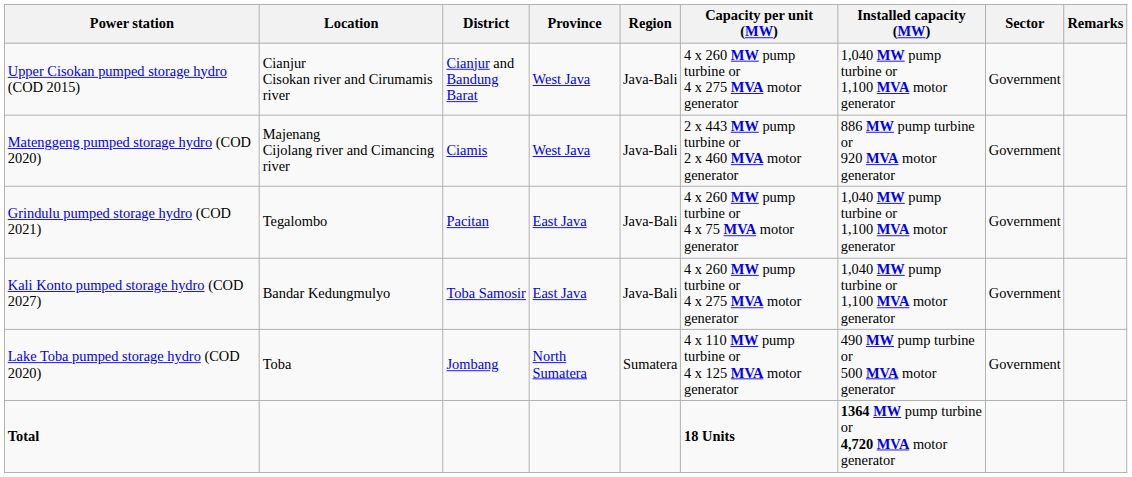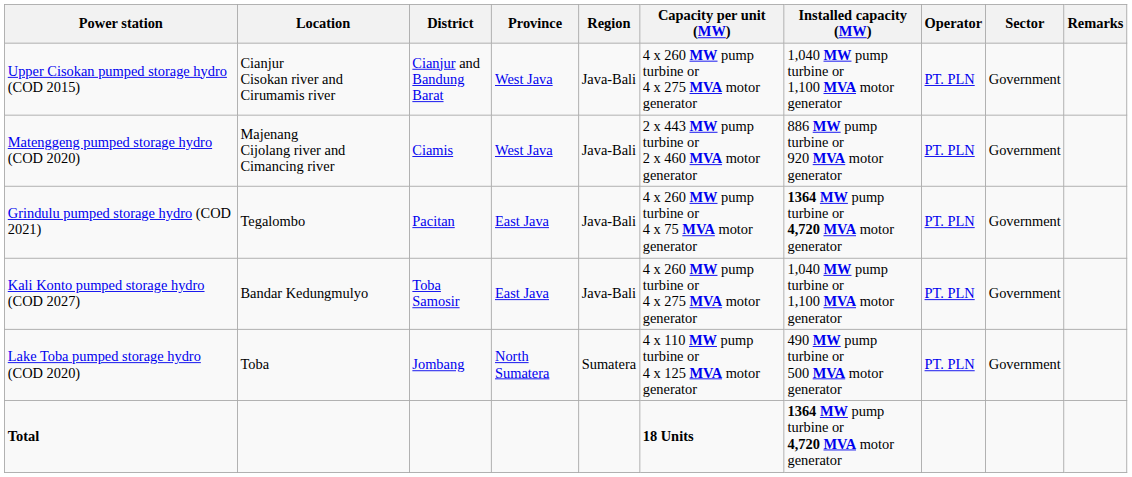+ column: (953, 24)
(894, 222) 1,040 MW pump turbine or 1,100 MVA motor generator -> (841, 222) 1364 MW pump turbine or 4,720 MVA motor generator
